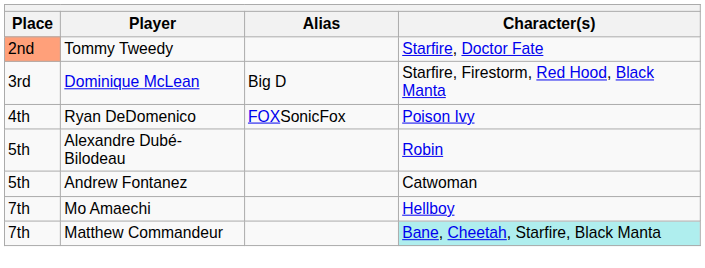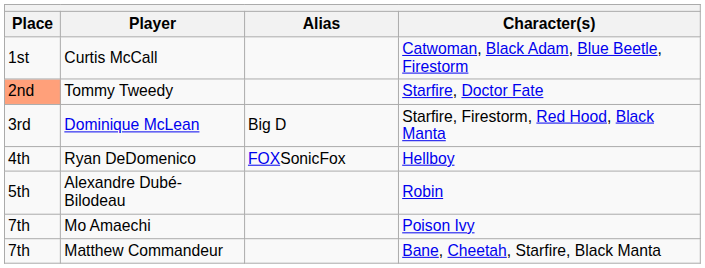+ row: (111, 57)
(438, 116) Poison Ivy -> (428, 158) Hellboy
- row: (126, 183)
(428, 208) Hellboy -> (438, 226) Poison Ivy
(532, 233) paleturquoise background -> (532, 251) no background
